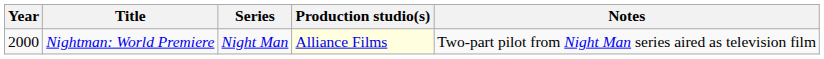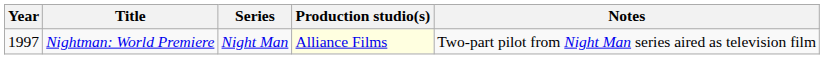(24, 41) 2000 -> (24, 41) 1997
